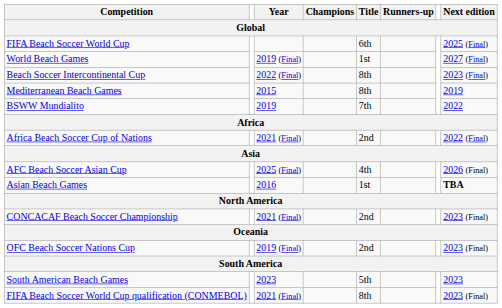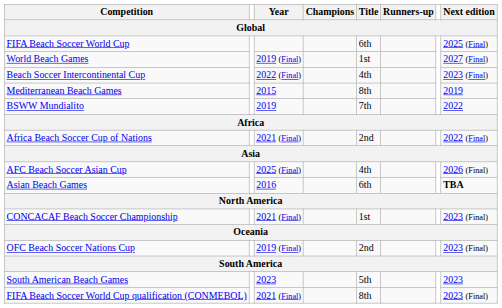(365, 75) 8th -> (365, 75) 4th
(365, 185) 1st -> (365, 185) 6th
(366, 216) 2nd -> (365, 216) 1st
